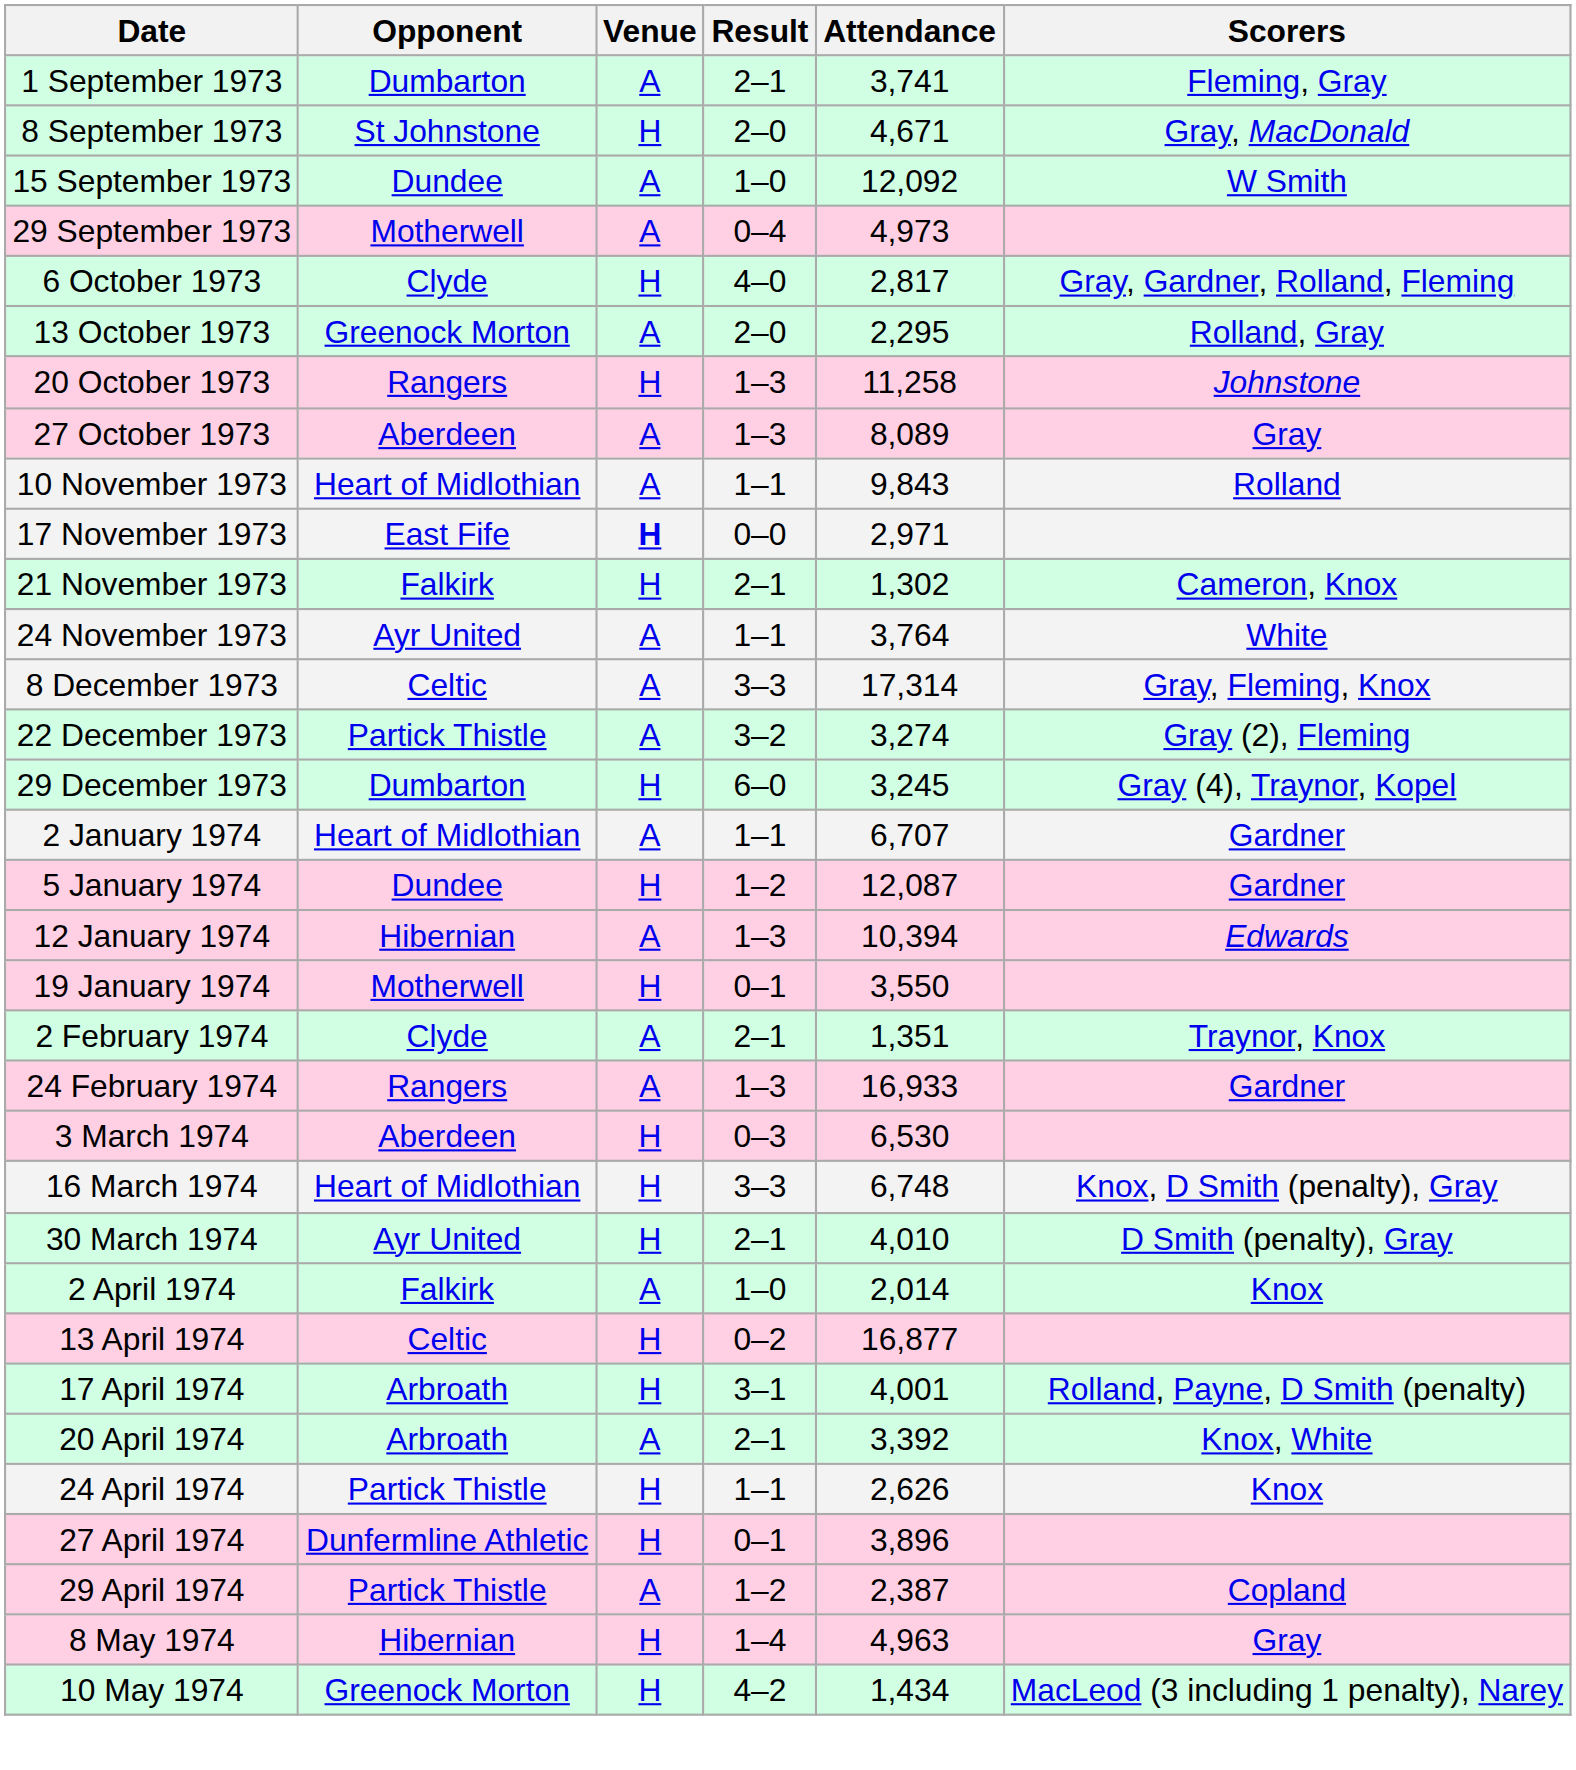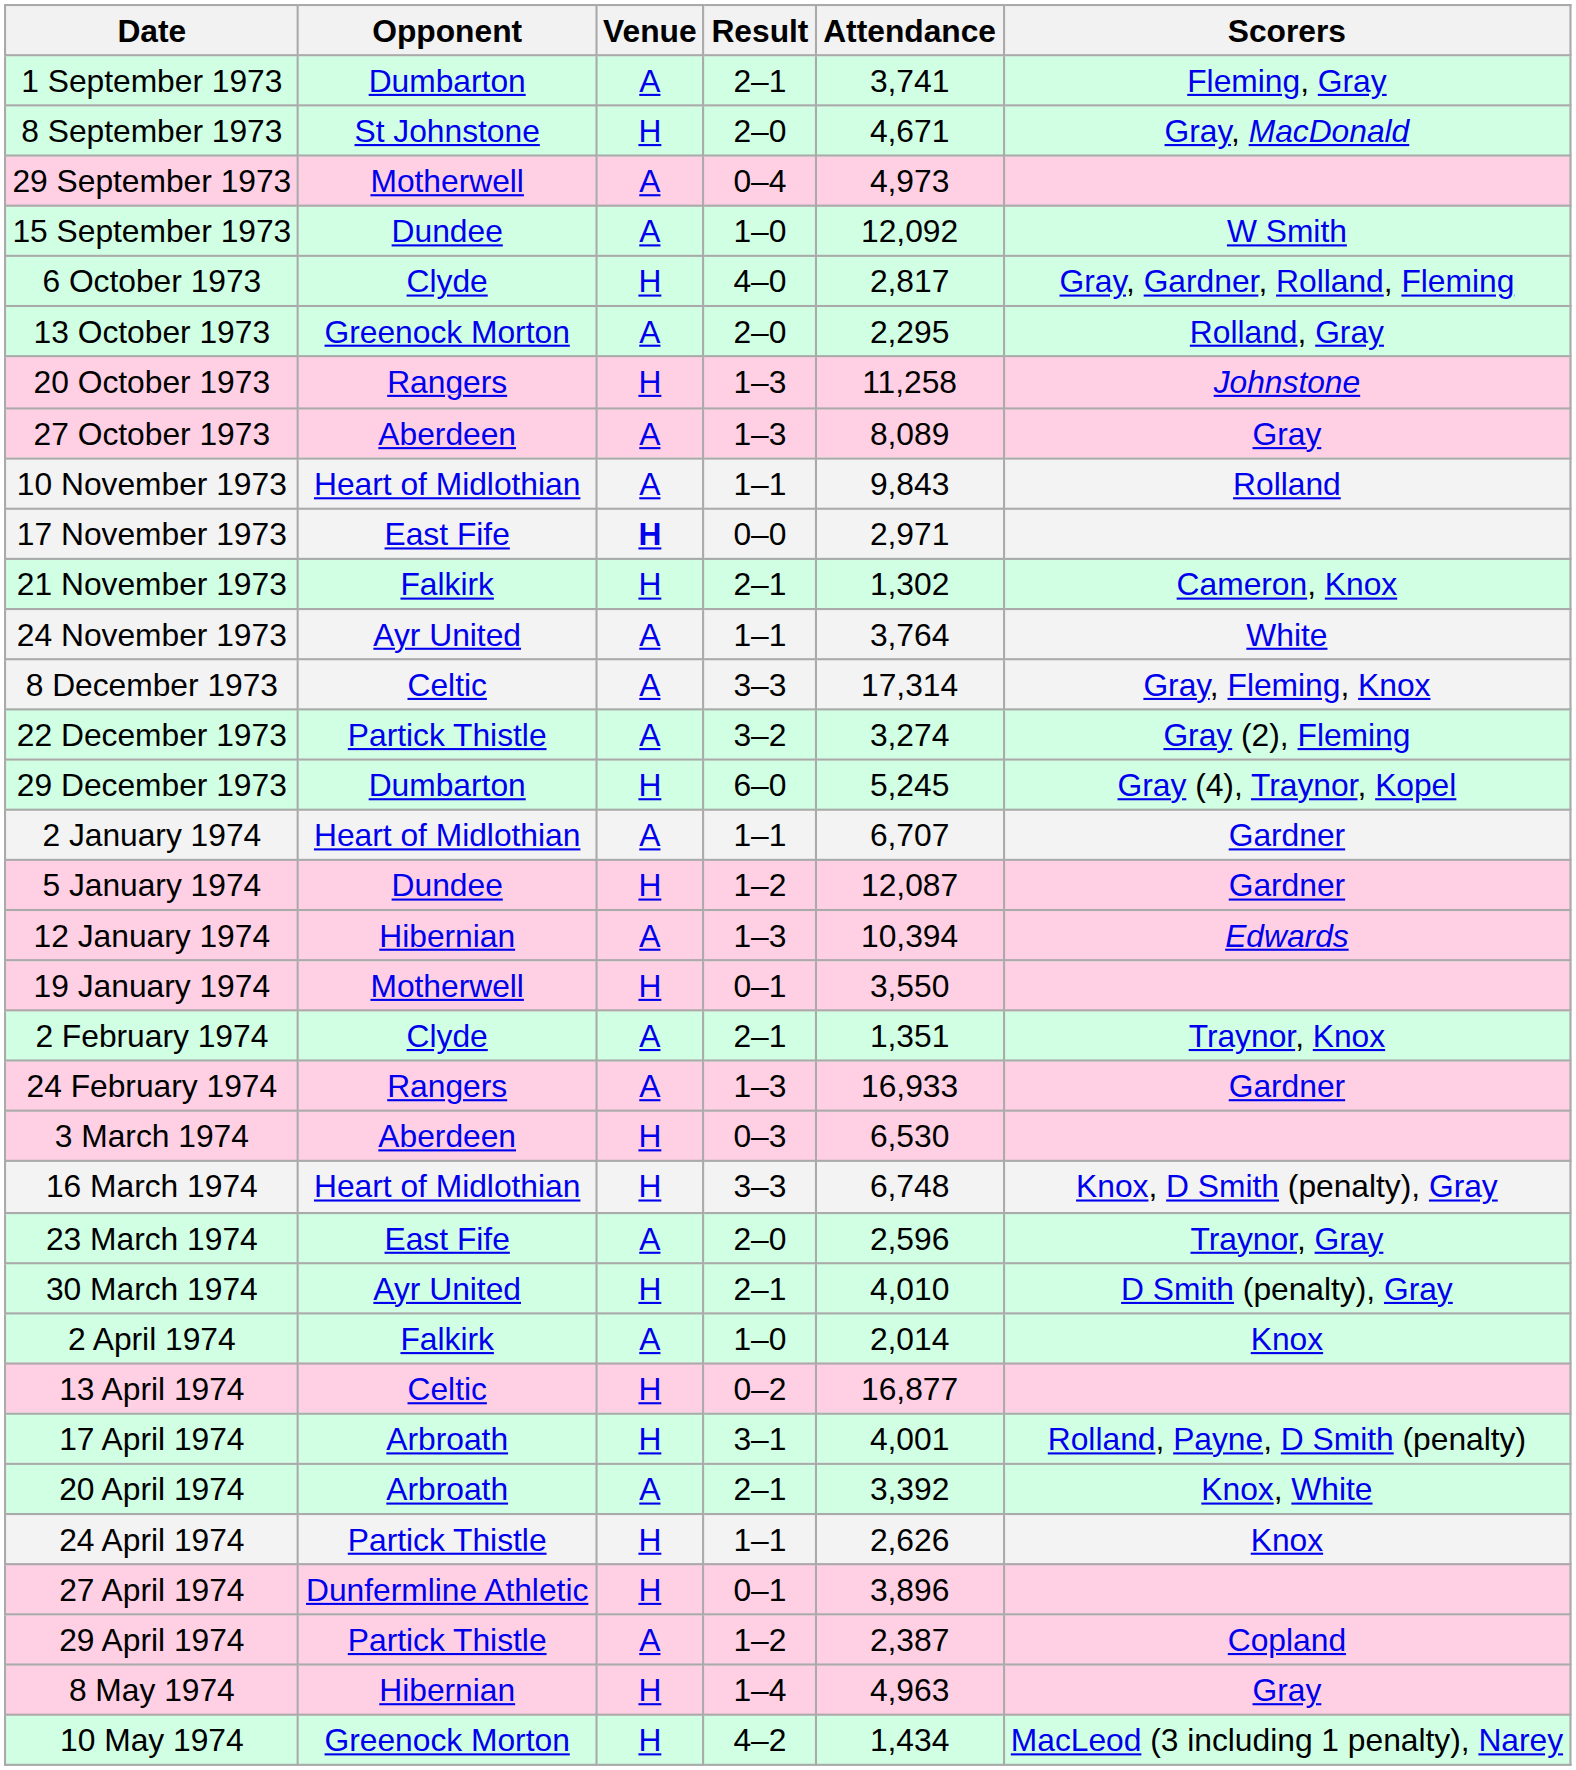rows swapped: (152, 181) <-> (152, 232)
(910, 785) 3,245 -> (910, 785) 5,245
+ row: (152, 1237)
